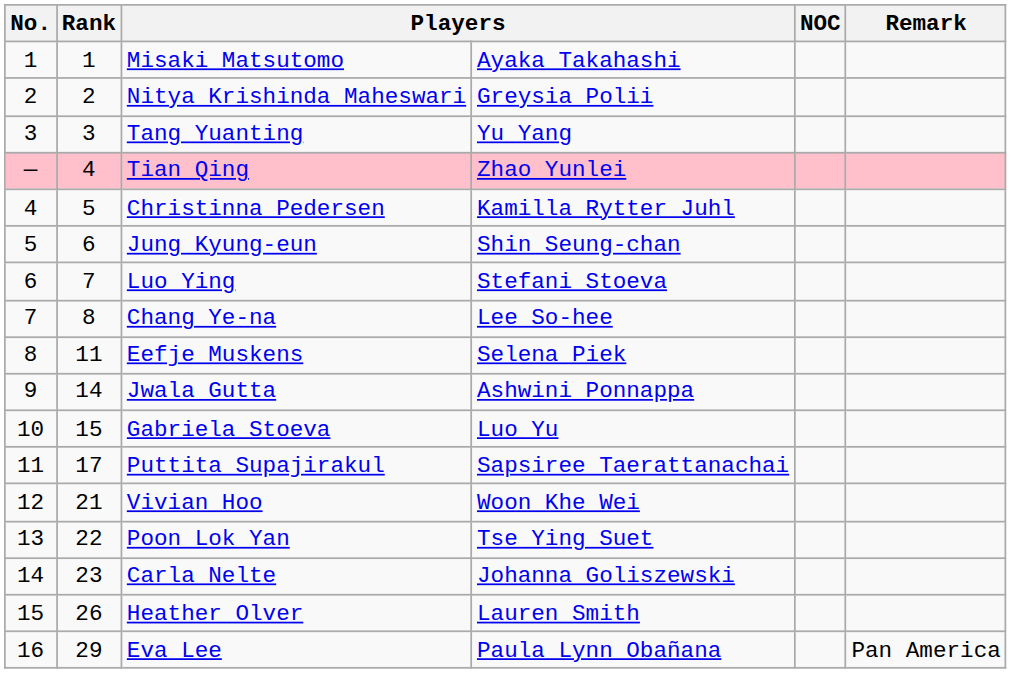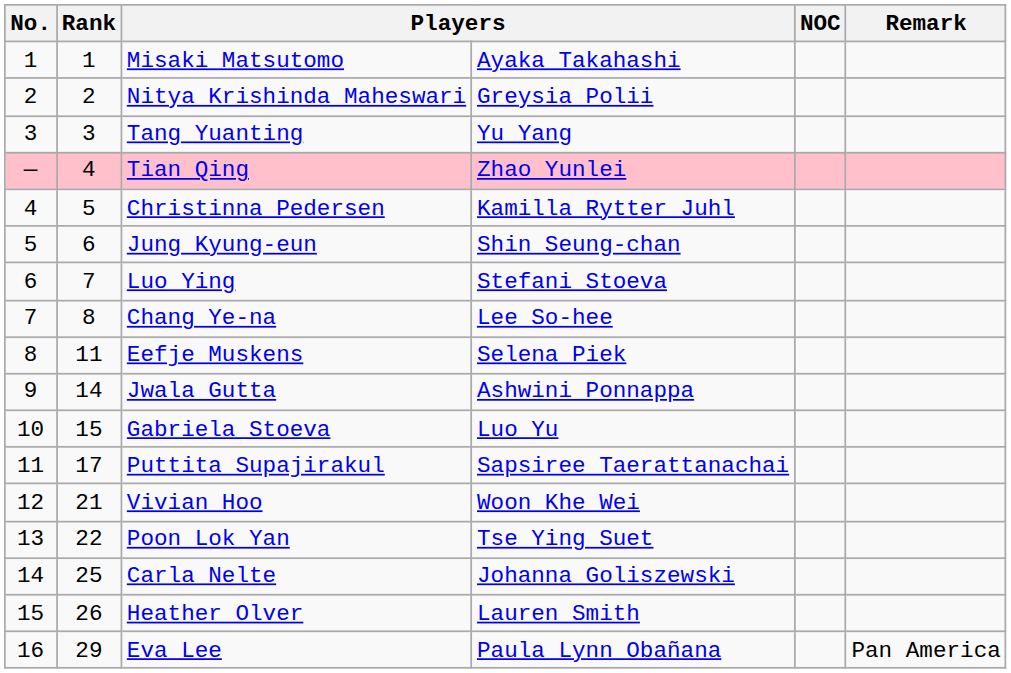(89, 576) 23 -> (89, 576) 25
